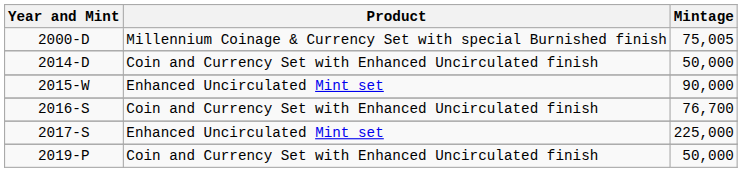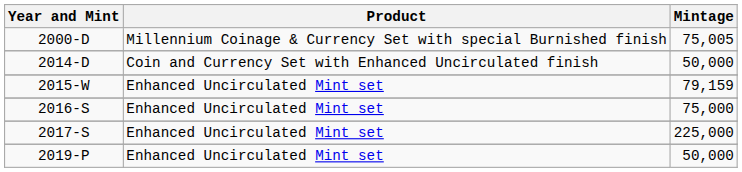(708, 86) 90,000 -> (708, 86) 79,159
(362, 109) Coin and Currency Set with Enhanced Uncirculated finish -> (255, 109) Enhanced Uncirculated Mint set
(708, 109) 76,700 -> (708, 109) 75,000
(362, 156) Coin and Currency Set with Enhanced Uncirculated finish -> (255, 156) Enhanced Uncirculated Mint set
